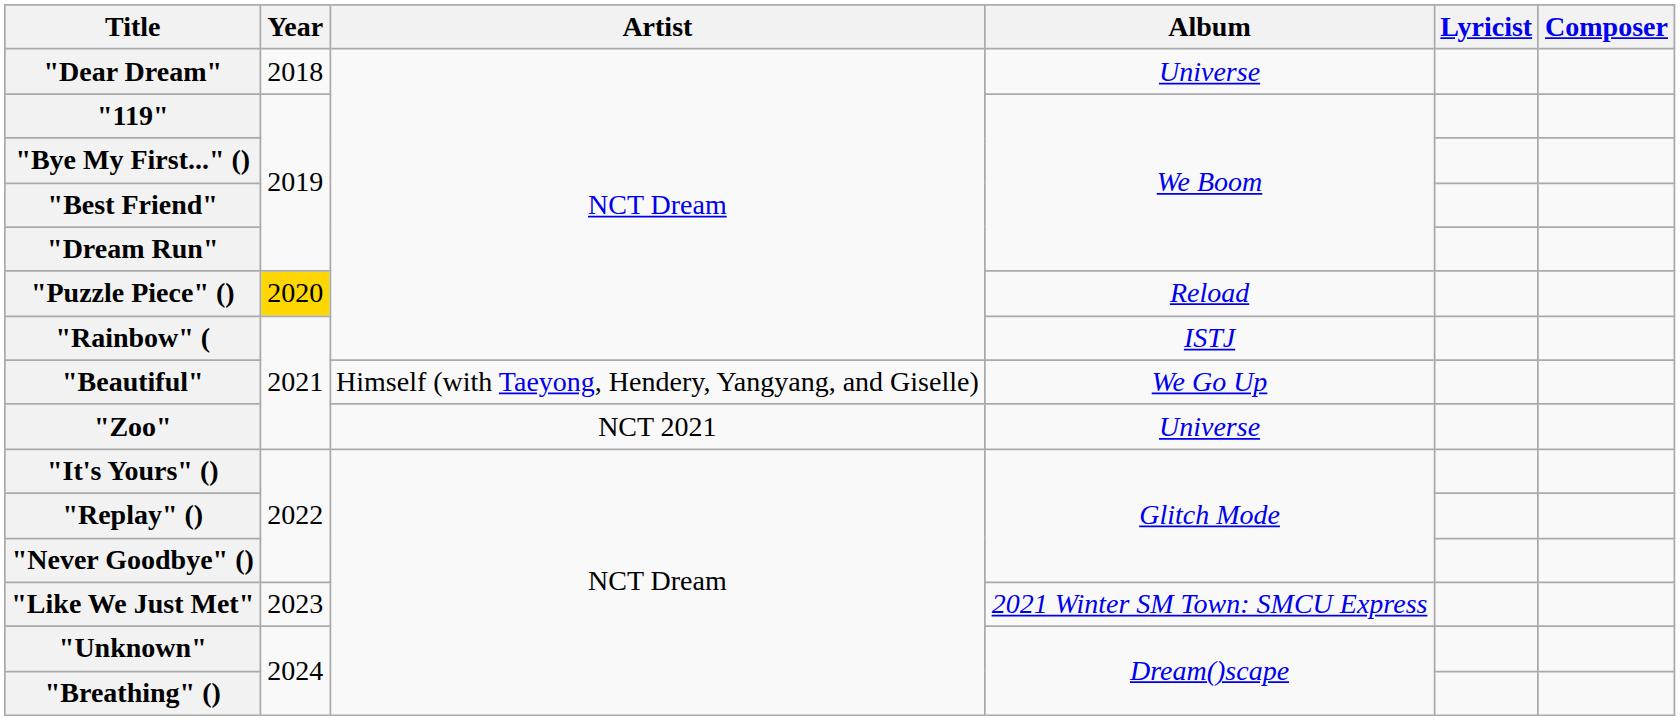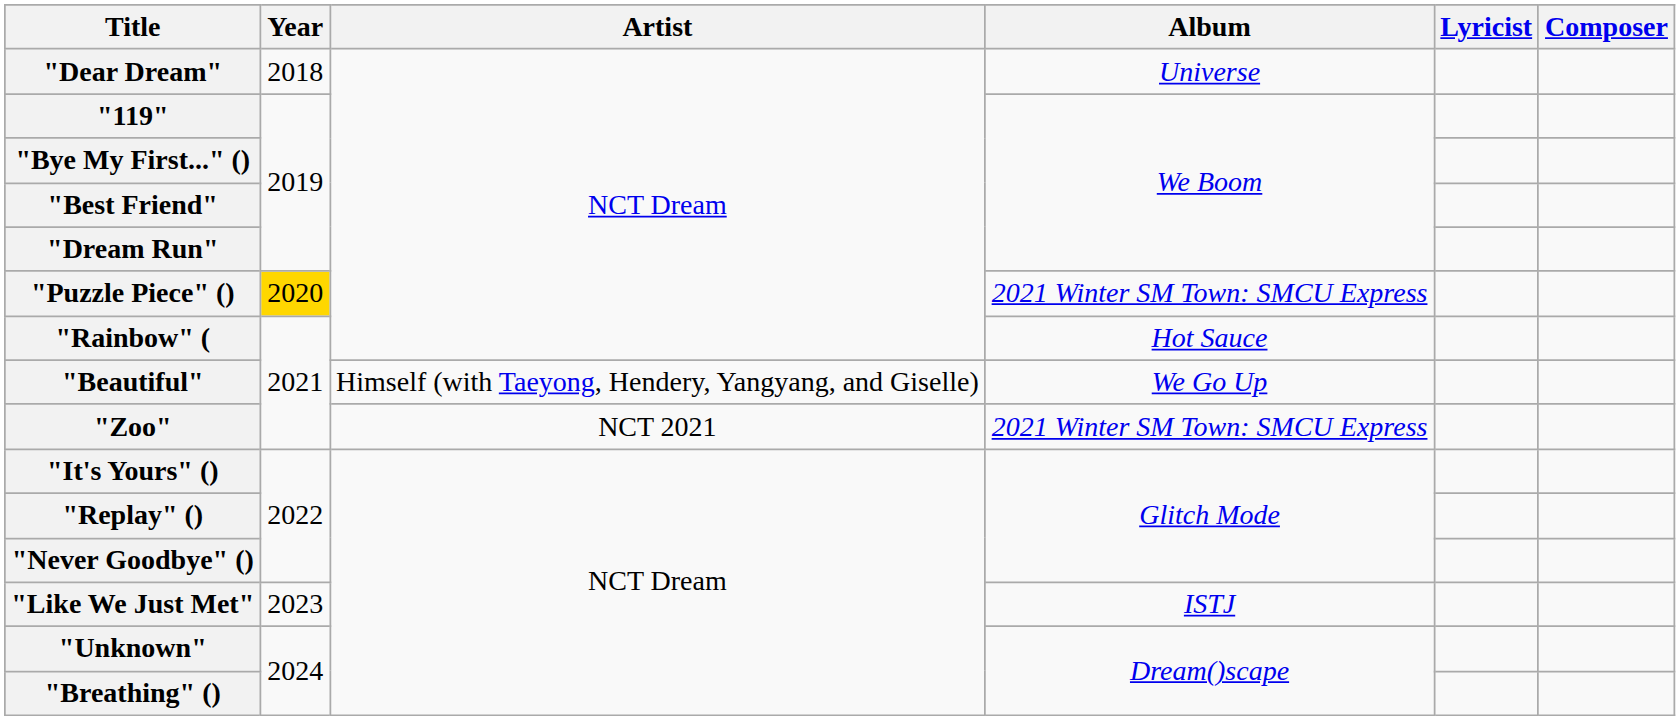(1210, 293) Reload -> (1210, 293) 2021 Winter SM Town: SMCU Express
(1210, 337) ISTJ -> (1210, 337) Hot Sauce
(1210, 426) Universe -> (1210, 426) 2021 Winter SM Town: SMCU Express
(1210, 603) 2021 Winter SM Town: SMCU Express -> (1210, 603) ISTJ
